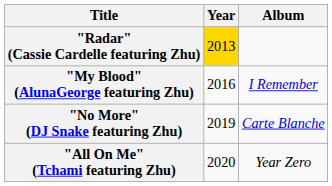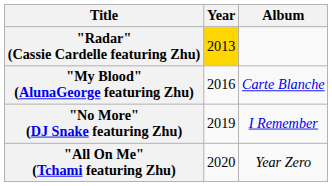(283, 84) I Remember -> (283, 84) Carte Blanche
(283, 123) Carte Blanche -> (283, 123) I Remember
